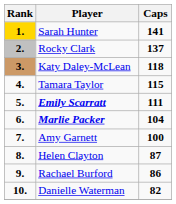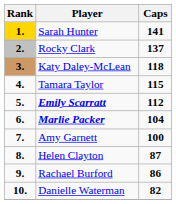(155, 102) 111 -> (155, 102) 112
